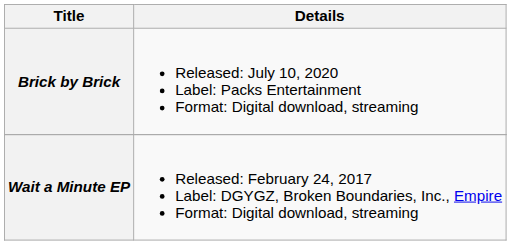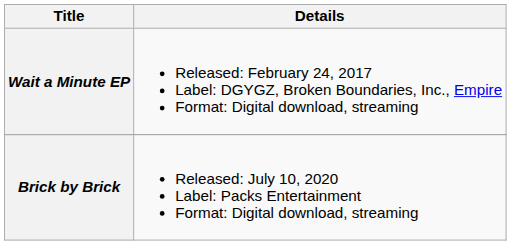rows swapped: (69, 187) <-> (69, 81)
